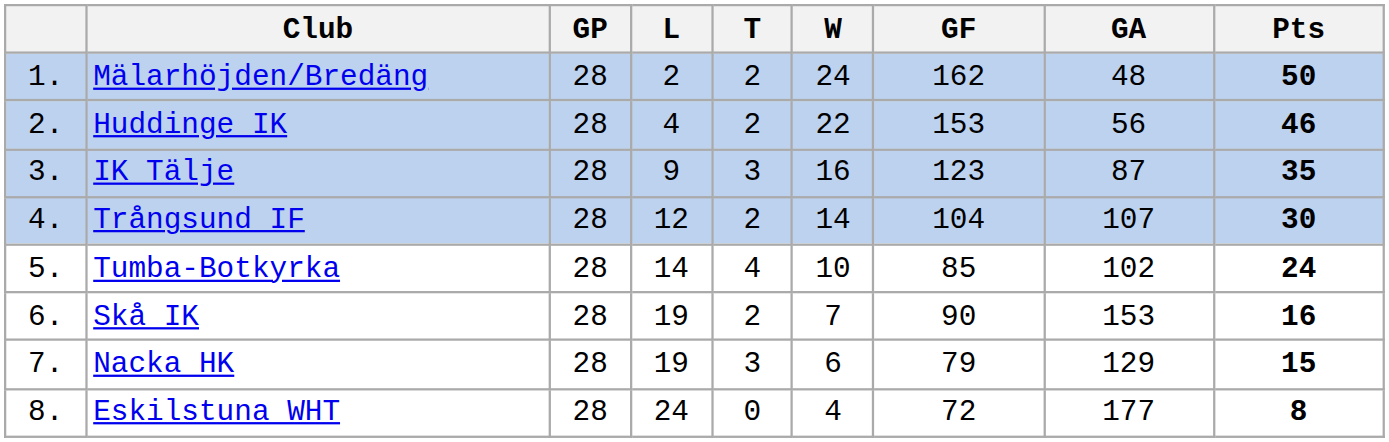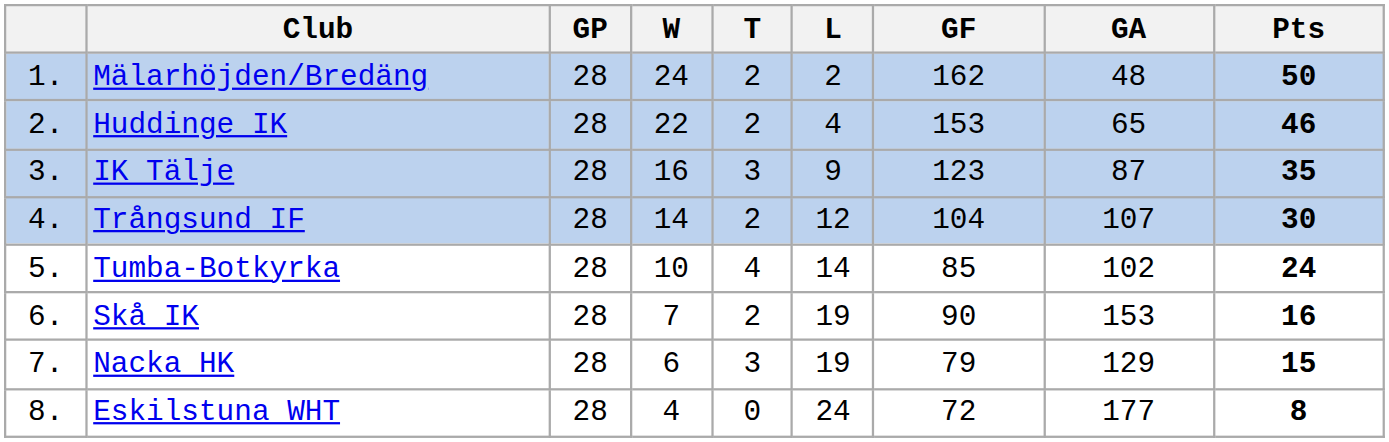columns swapped: (833, 29) <-> (671, 29)
(1129, 125) 56 -> (1129, 125) 65
